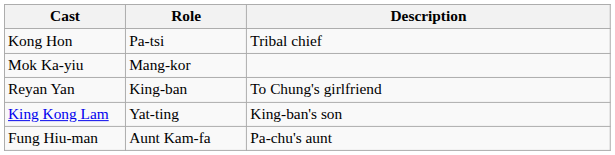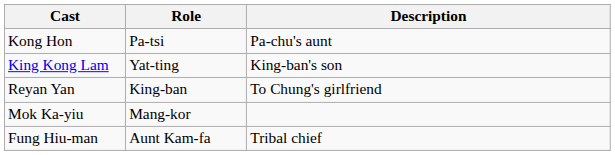(286, 41) Tribal chief -> (291, 41) Pa-chu's aunt
rows swapped: (46, 65) <-> (58, 114)
(291, 138) Pa-chu's aunt -> (286, 138) Tribal chief
